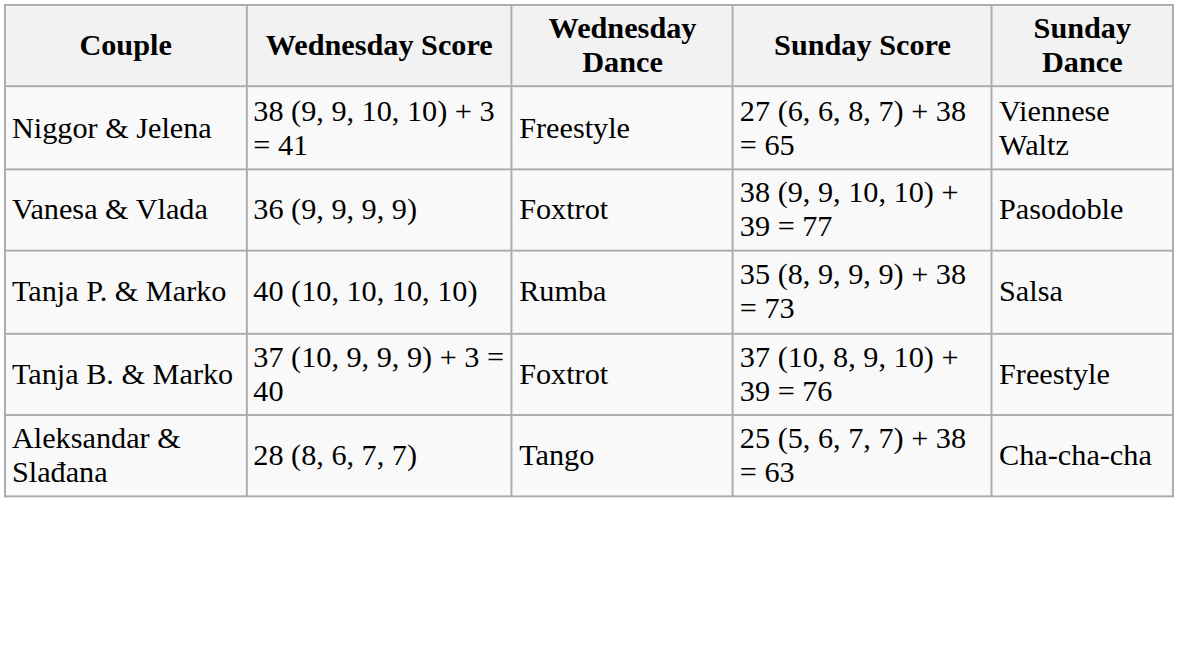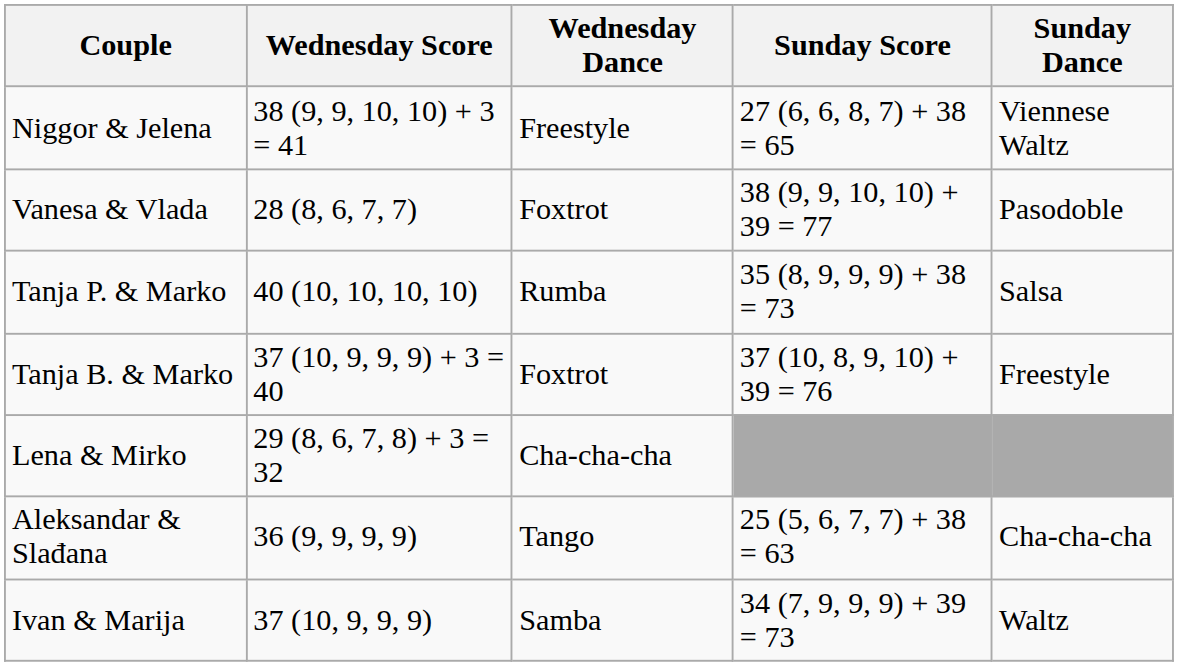(335, 209) 36 (9, 9, 9, 9) -> (335, 209) 28 (8, 6, 7, 7)
+ row: (99, 455)
(335, 455) 28 (8, 6, 7, 7) -> (335, 537) 36 (9, 9, 9, 9)
+ row: (98, 619)
